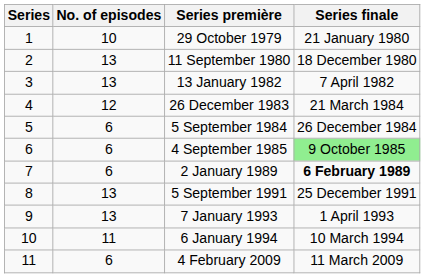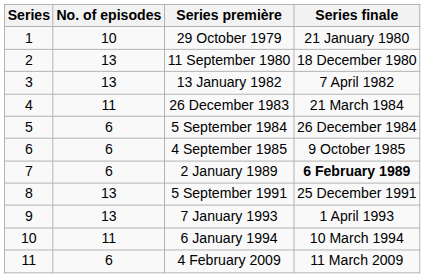(109, 104) 12 -> (109, 104) 11
(357, 149) lightgreen background -> (357, 149) no background
